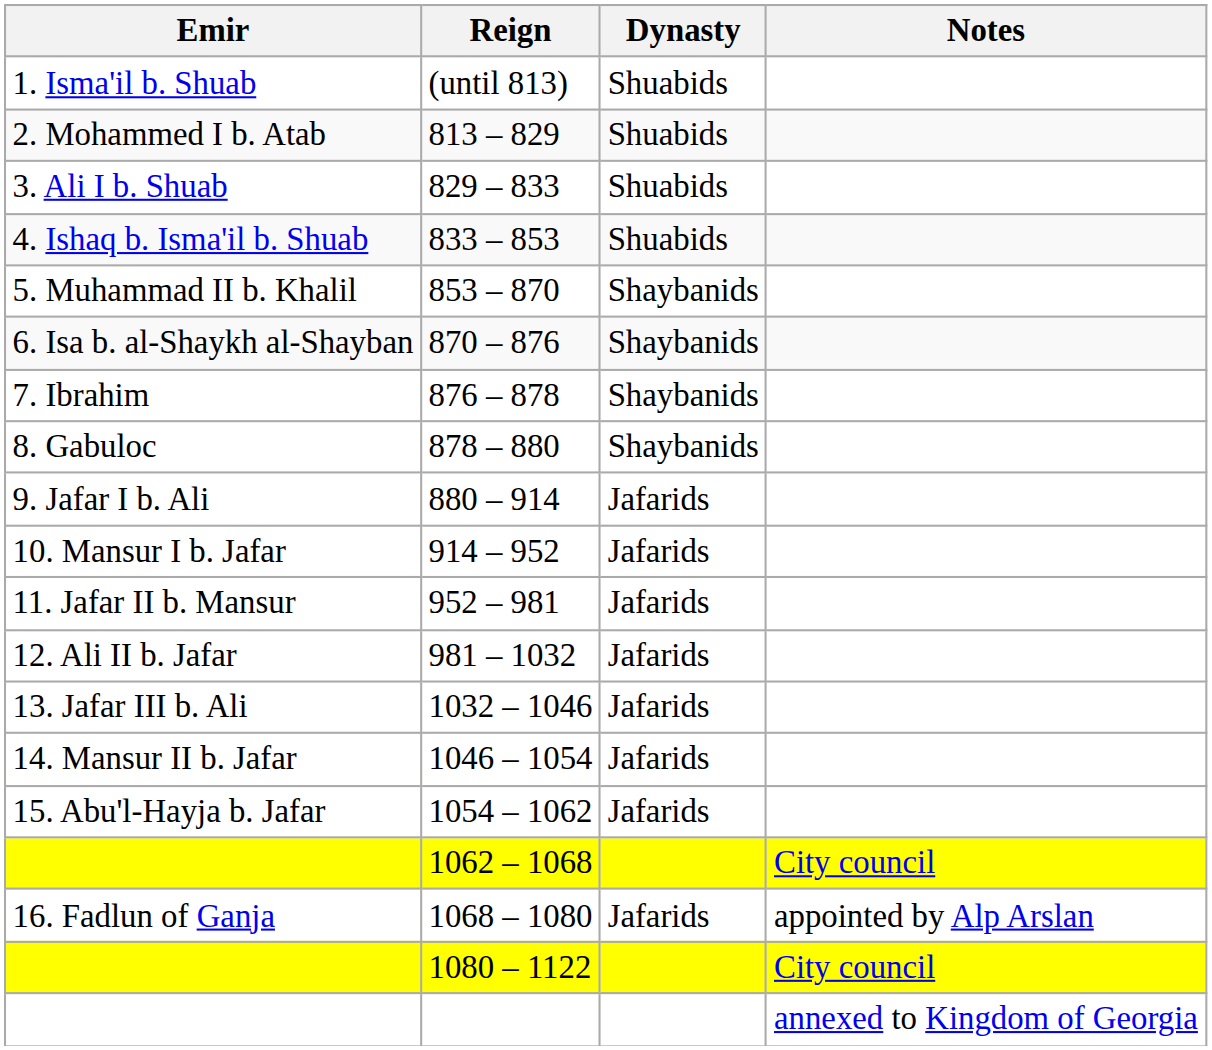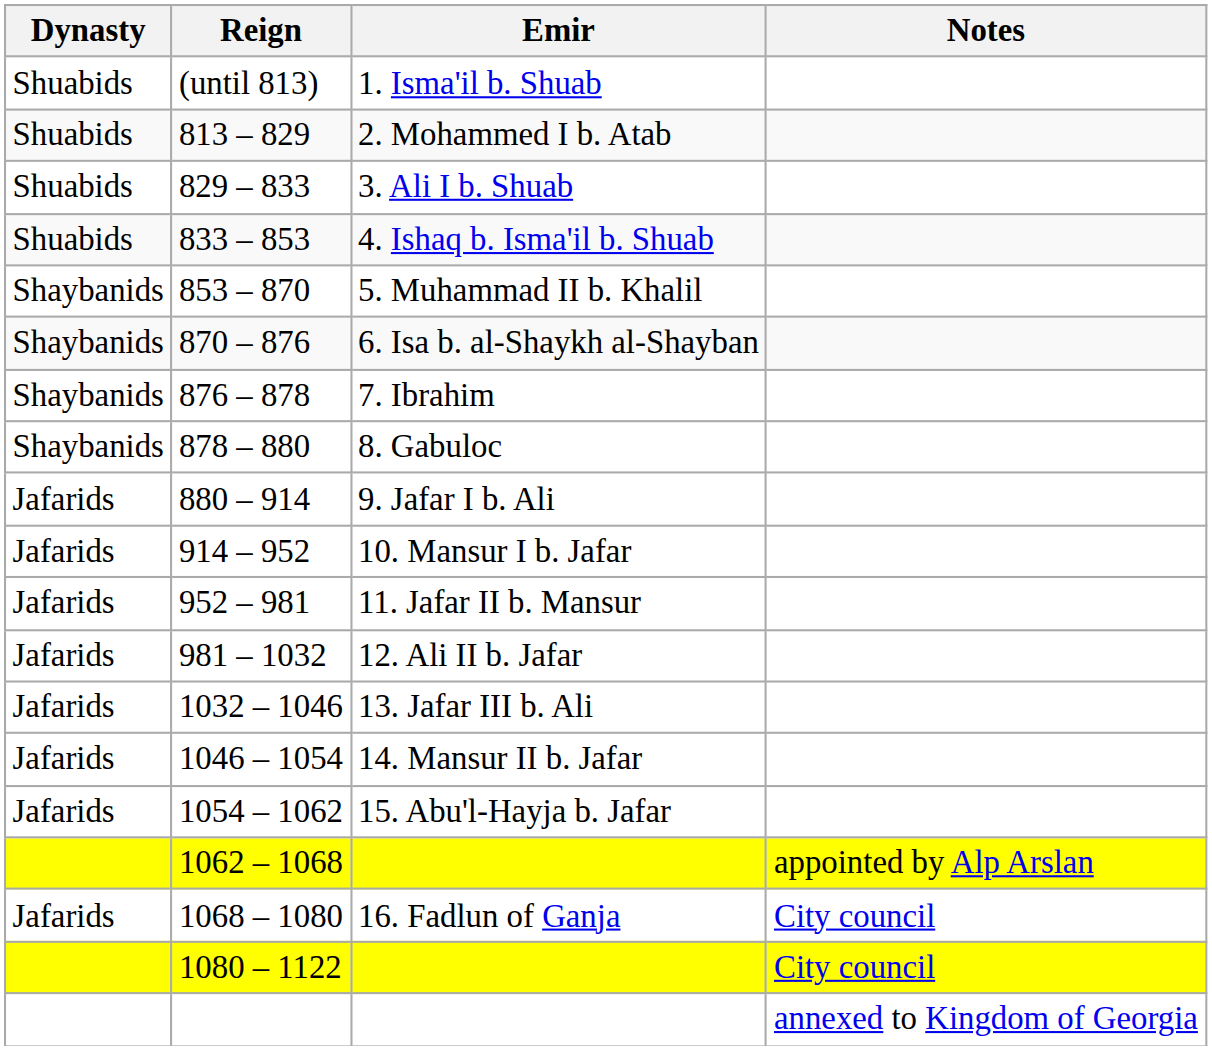columns swapped: (213, 30) <-> (683, 30)
(855, 862) City council -> (934, 862) appointed by Alp Arslan
(934, 914) appointed by Alp Arslan -> (855, 914) City council
